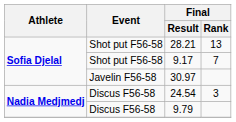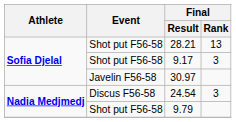(216, 61) 7 -> (216, 61) 3
(122, 110) Discus F56-58 -> (126, 110) Shot put F56-58
